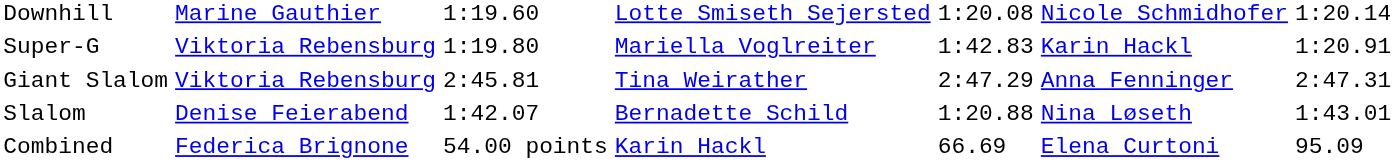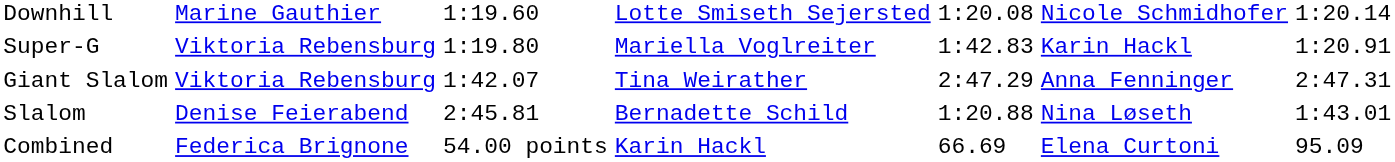(491, 80) 2:45.81 -> (491, 80) 1:42.07
(491, 114) 1:42.07 -> (491, 114) 2:45.81
